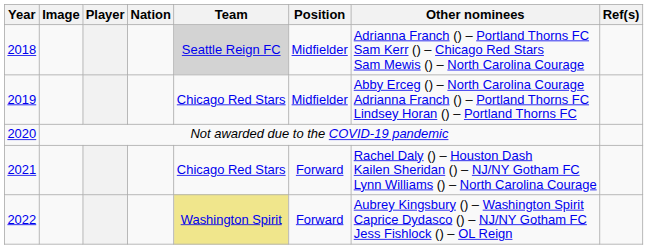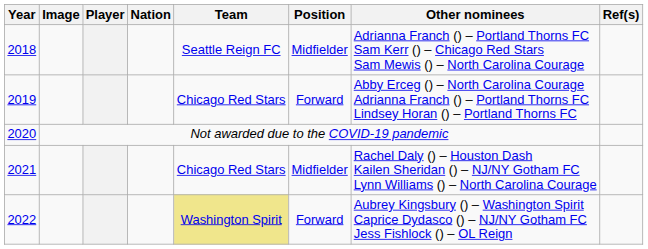(231, 49) lightgrey background -> (231, 49) no background
(320, 99) Midfielder -> (320, 99) Forward
(320, 169) Forward -> (320, 169) Midfielder
